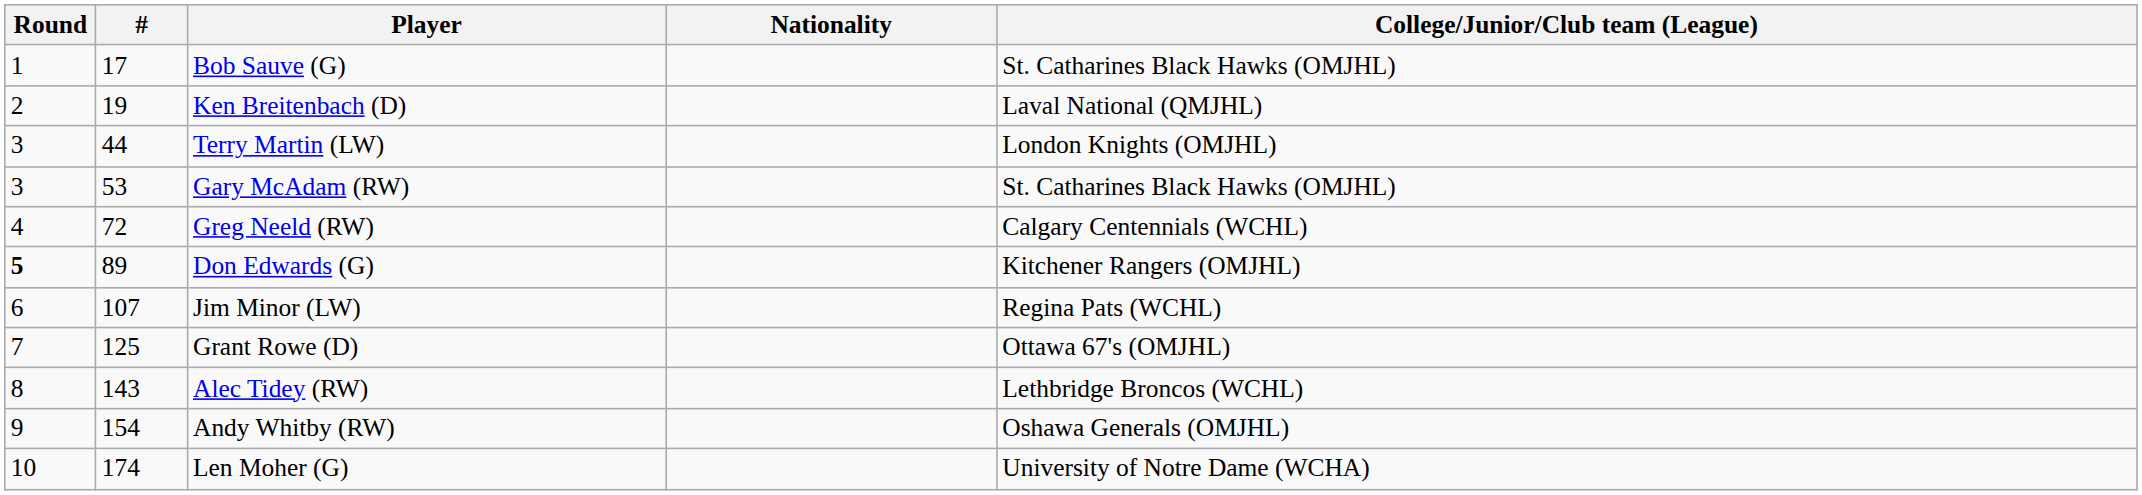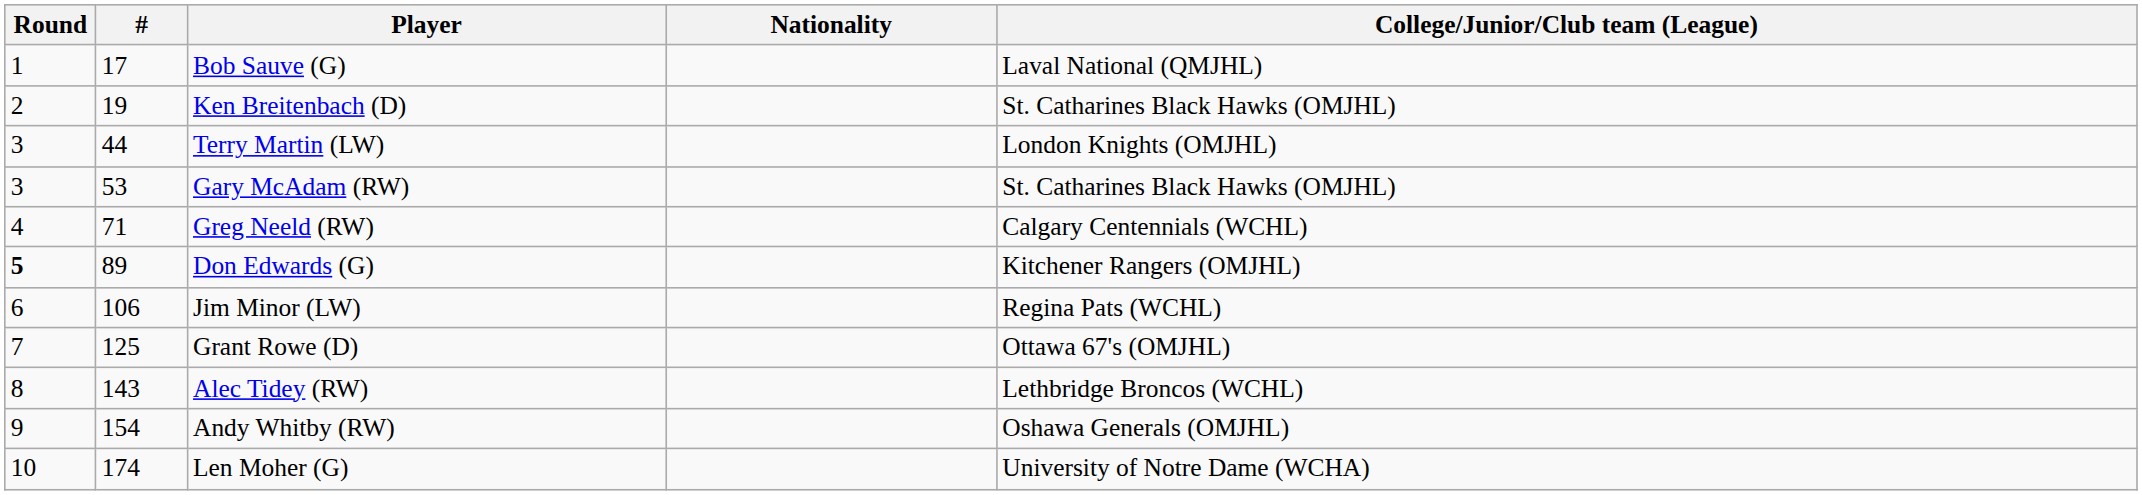(1199, 65) St. Catharines Black Hawks (OMJHL) -> (1132, 65) Laval National (QMJHL)
(1132, 105) Laval National (QMJHL) -> (1199, 105) St. Catharines Black Hawks (OMJHL)
(115, 226) 72 -> (115, 226) 71
(121, 307) 107 -> (121, 307) 106
